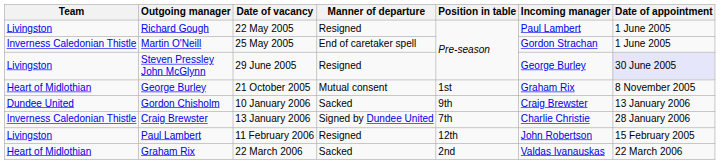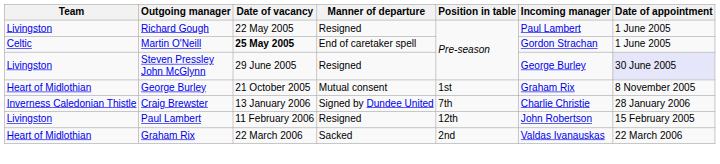(72, 44) Inverness Caledonian Thistle -> (19, 44) Celtic
(264, 44) normal -> (265, 44) bold
- row: (180, 103)
